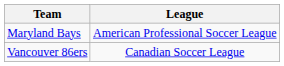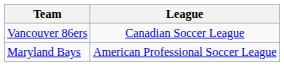rows swapped: (44, 33) <-> (47, 52)
